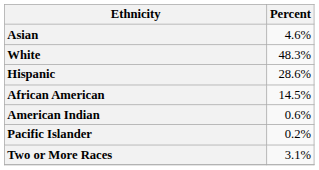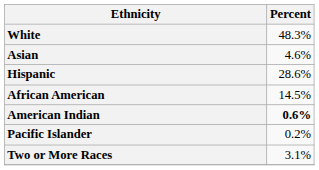rows swapped: (24, 54) <-> (23, 34)
(298, 114) normal -> (297, 114) bold
